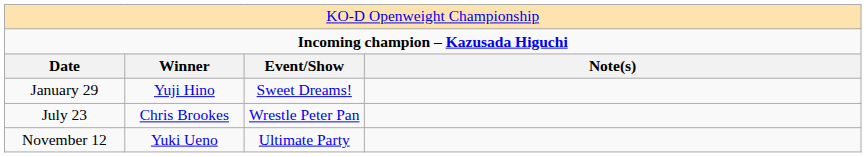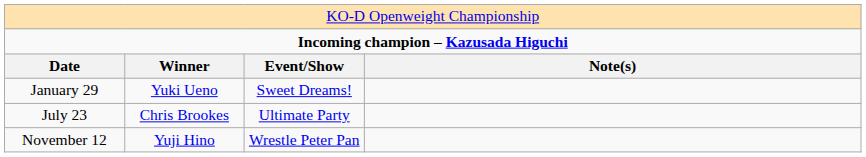(184, 90) Yuji Hino -> (184, 90) Yuki Ueno
(304, 115) Wrestle Peter Pan -> (304, 115) Ultimate Party
(184, 139) Yuki Ueno -> (184, 139) Yuji Hino
(304, 139) Ultimate Party -> (304, 139) Wrestle Peter Pan
